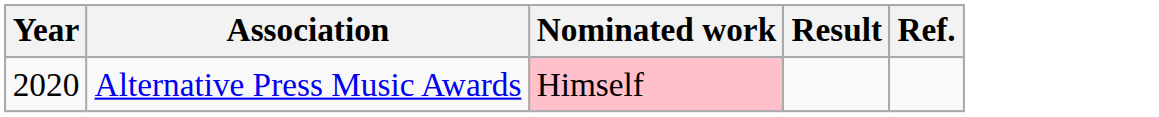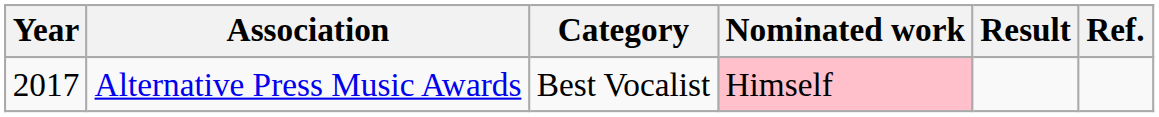+ column: (623, 30)
(46, 83) 2020 -> (46, 83) 2017
